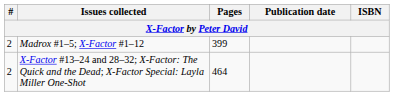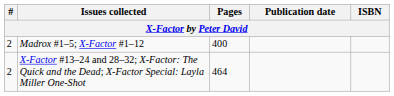(220, 44) 399 -> (220, 44) 400
